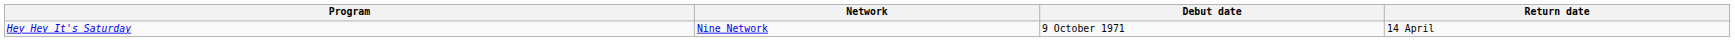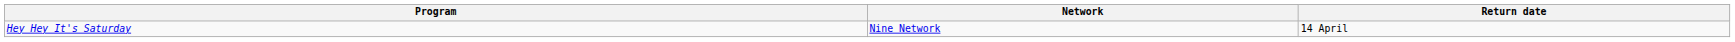- column: (1212, 13)
